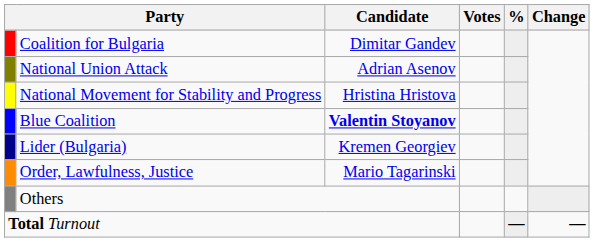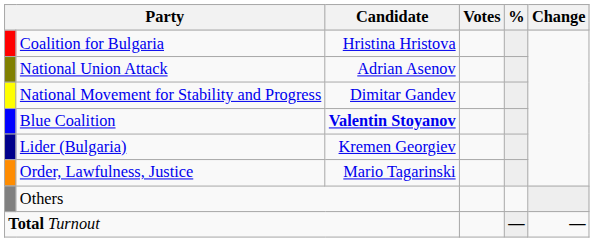(403, 43) Dimitar Gandev -> (399, 43) Hristina Hristova
(399, 95) Hristina Hristova -> (403, 95) Dimitar Gandev
